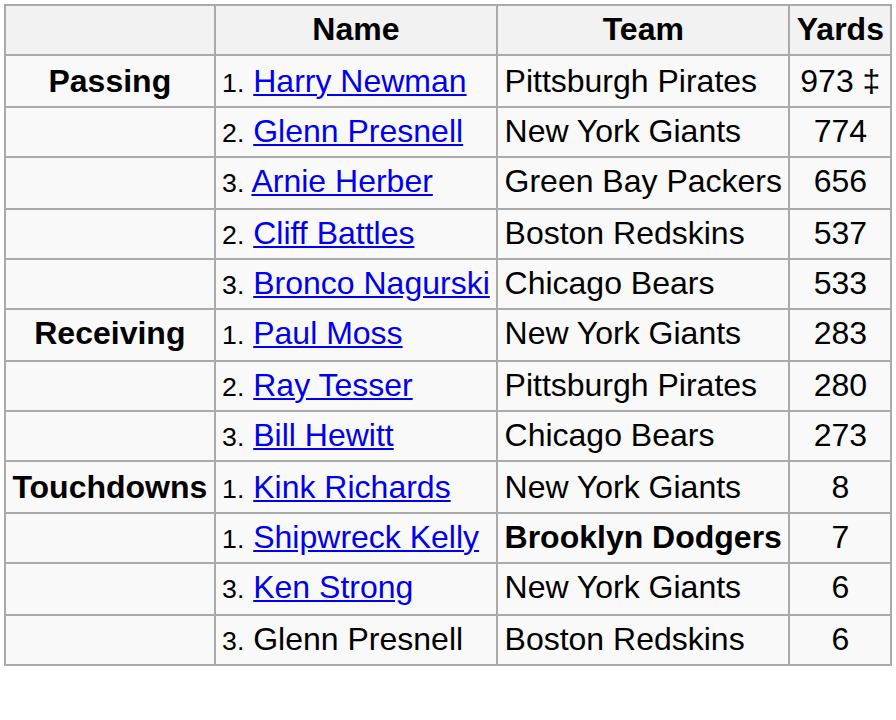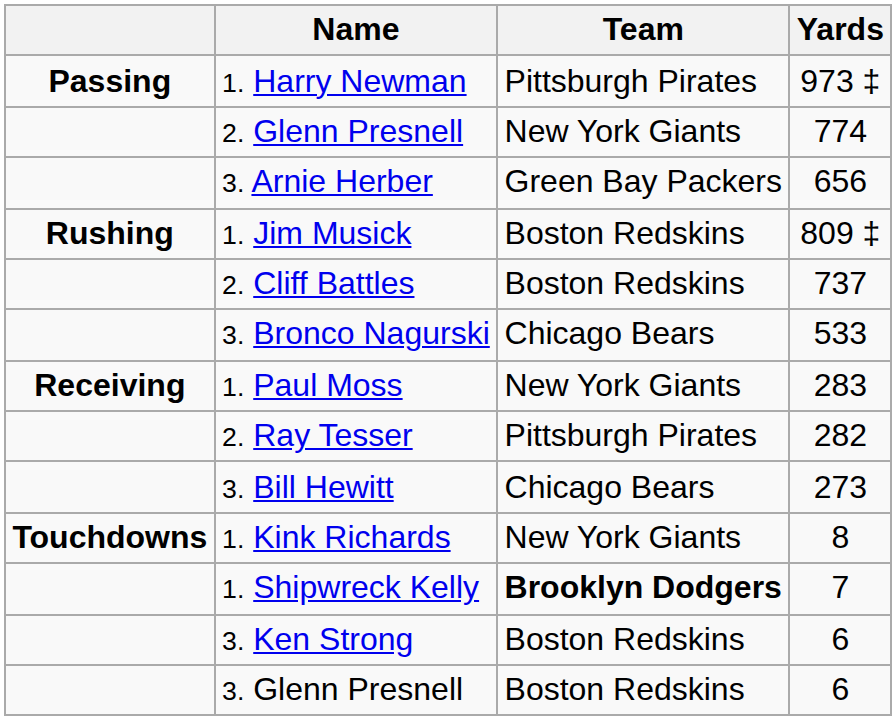+ row: (317, 232)
(840, 232) 537 -> (840, 283) 737
(840, 385) 280 -> (840, 435) 282
(623, 588) New York Giants -> (625, 638) Boston Redskins
